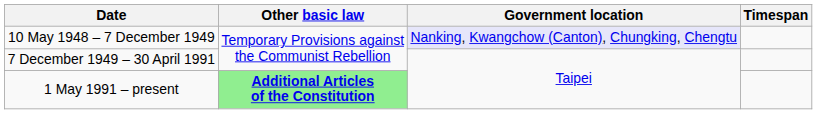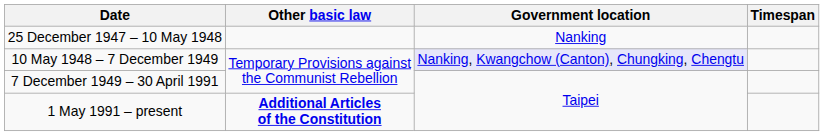+ row: (115, 37)
(313, 89) lightgreen background -> (320, 111) no background
